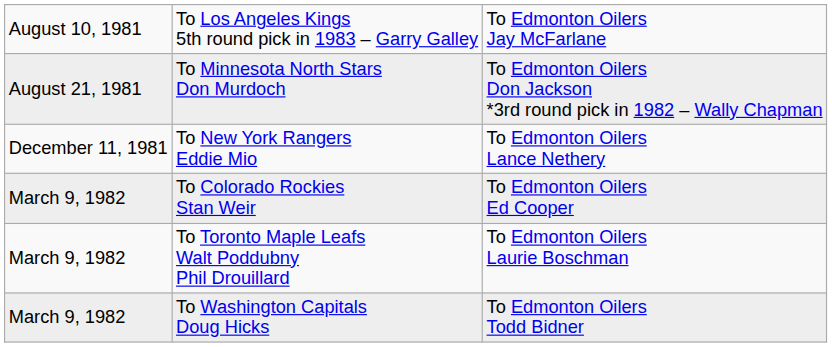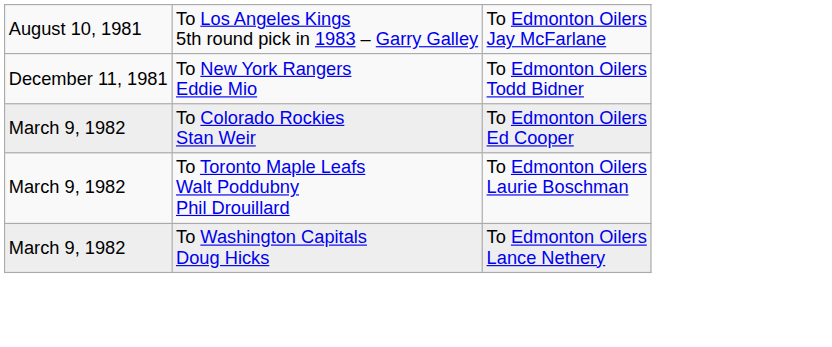- row: (279, 78)
(567, 148) To Edmonton Oilers Lance Nethery -> (567, 78) To Edmonton Oilers Todd Bidner
(567, 317) To Edmonton Oilers Todd Bidner -> (567, 247) To Edmonton Oilers Lance Nethery
